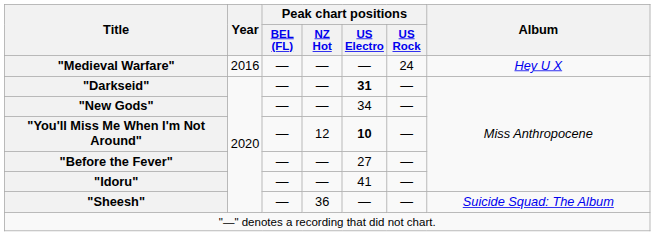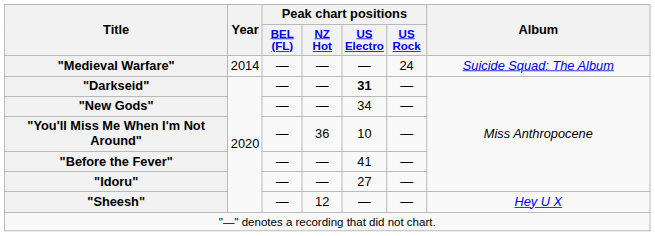(245, 65) 2016 -> (245, 65) 2014
(538, 65) Hey U X -> (538, 65) Suicide Squad: The Album
(322, 134) 12 -> (322, 134) 36
(364, 134) bold -> (364, 134) normal
(364, 161) 27 -> (364, 161) 41
(364, 181) 41 -> (364, 181) 27
(322, 202) 36 -> (322, 202) 12
(538, 202) Suicide Squad: The Album -> (538, 202) Hey U X
